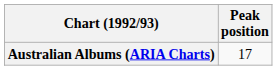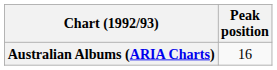(245, 53) 17 -> (245, 53) 16
